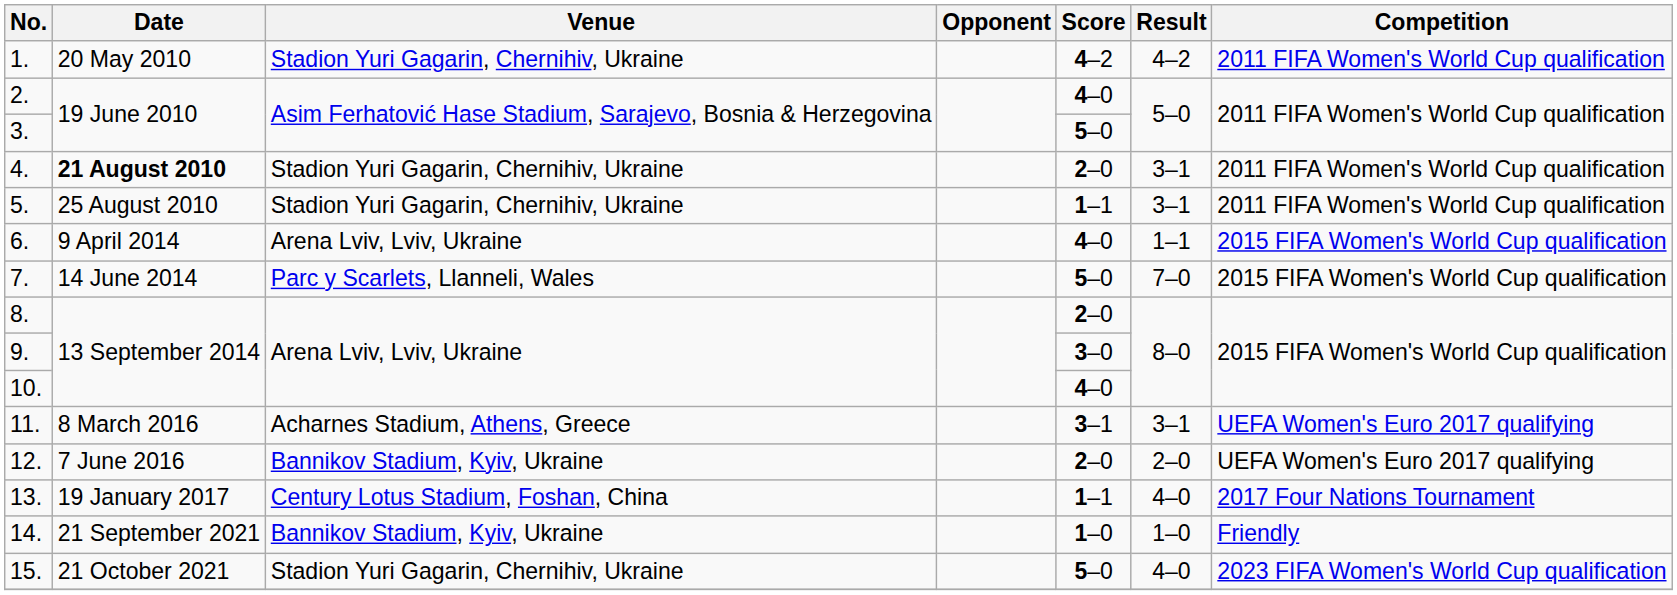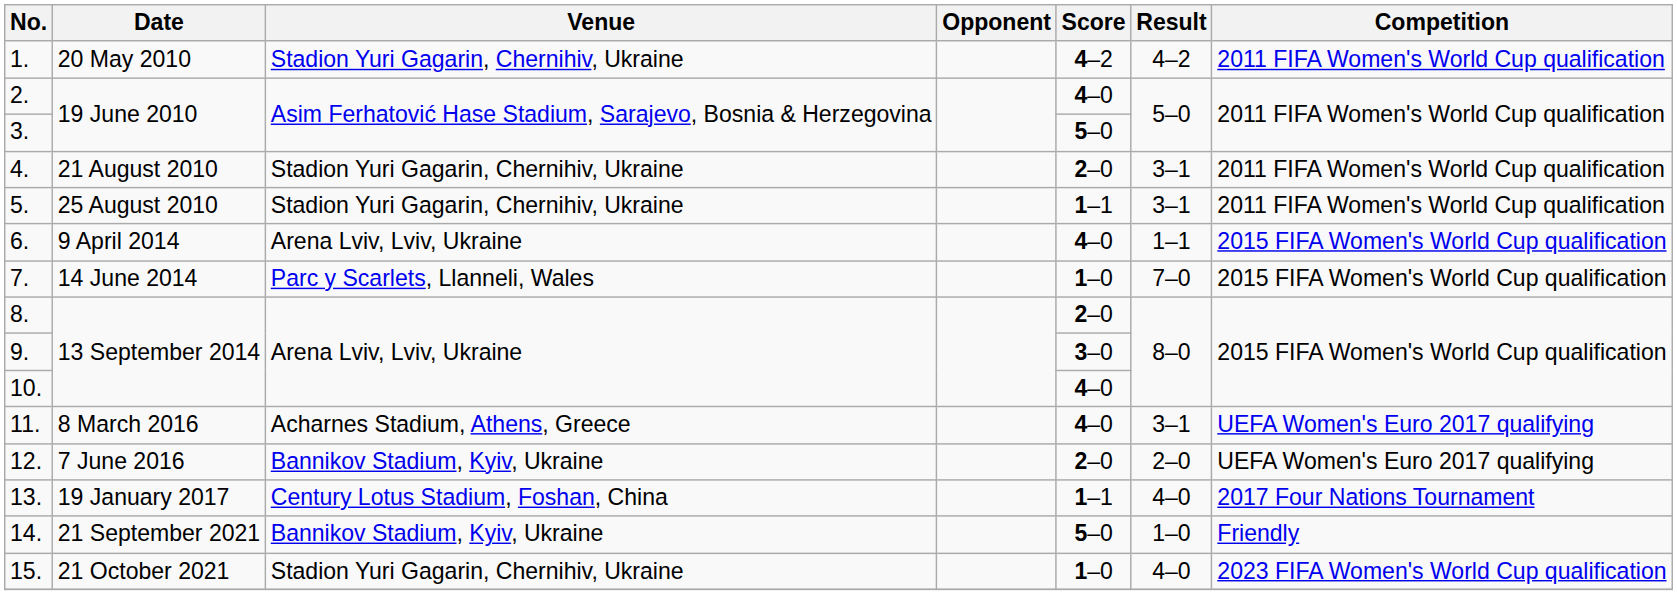(142, 168) bold -> (138, 168) normal
(1094, 278) 5–0 -> (1094, 278) 1–0
(1094, 424) 3–1 -> (1094, 424) 4–0
(1094, 534) 1–0 -> (1094, 534) 5–0
(1094, 570) 5–0 -> (1094, 570) 1–0
